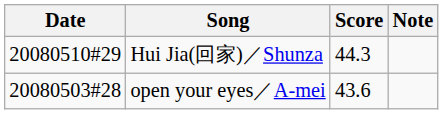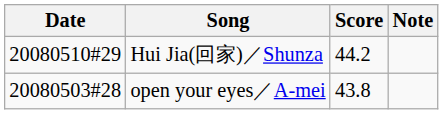(353, 54) 44.3 -> (353, 54) 44.2
(353, 90) 43.6 -> (353, 90) 43.8
